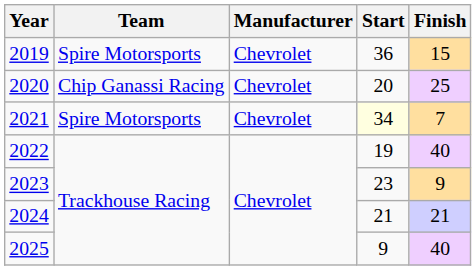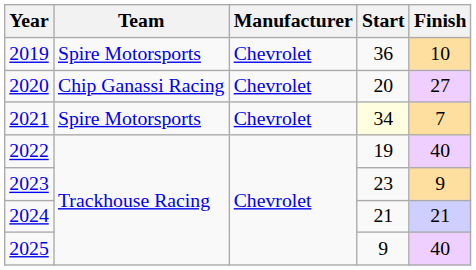(440, 53) 15 -> (440, 53) 10
(440, 86) 25 -> (440, 86) 27
